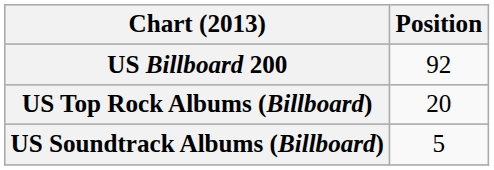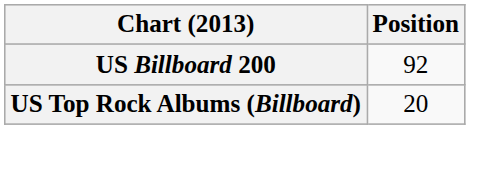- row: (197, 143)
